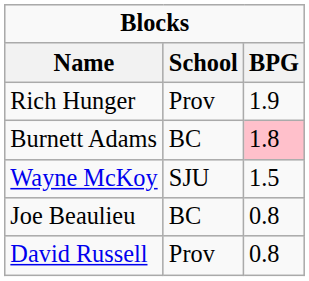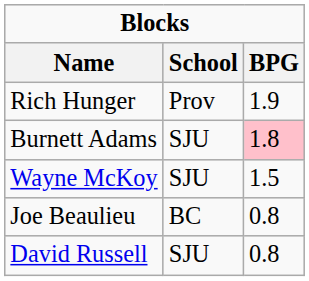(185, 139) BC -> (189, 139) SJU
(192, 255) Prov -> (189, 255) SJU
